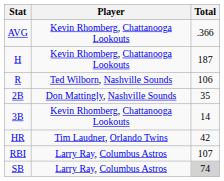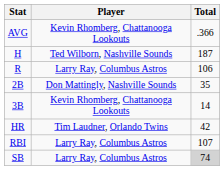(111, 59) Kevin Rhomberg, Chattanooga Lookouts -> (111, 54) Ted Wilborn, Nashville Sounds
(111, 80) Ted Wilborn, Nashville Sounds -> (111, 69) Larry Ray, Columbus Astros
